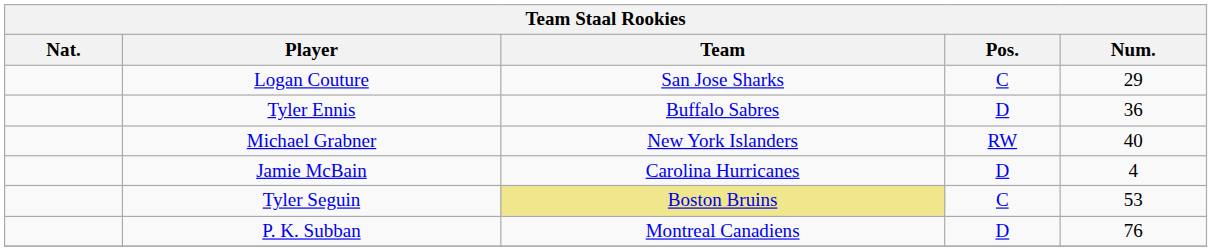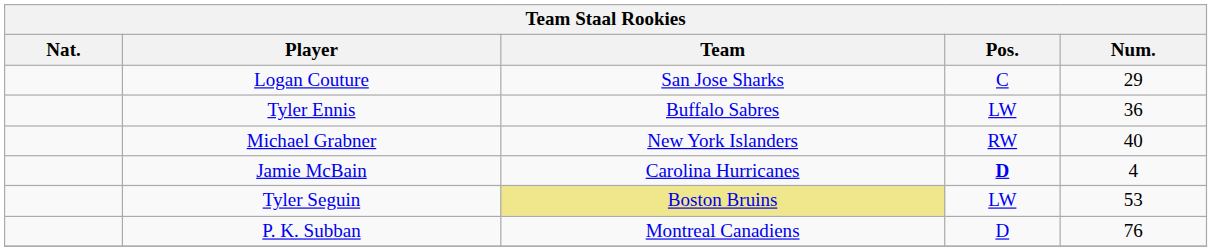(1002, 110) D -> (1002, 110) LW
(1002, 170) normal -> (1002, 170) bold
(1002, 200) C -> (1002, 200) LW
